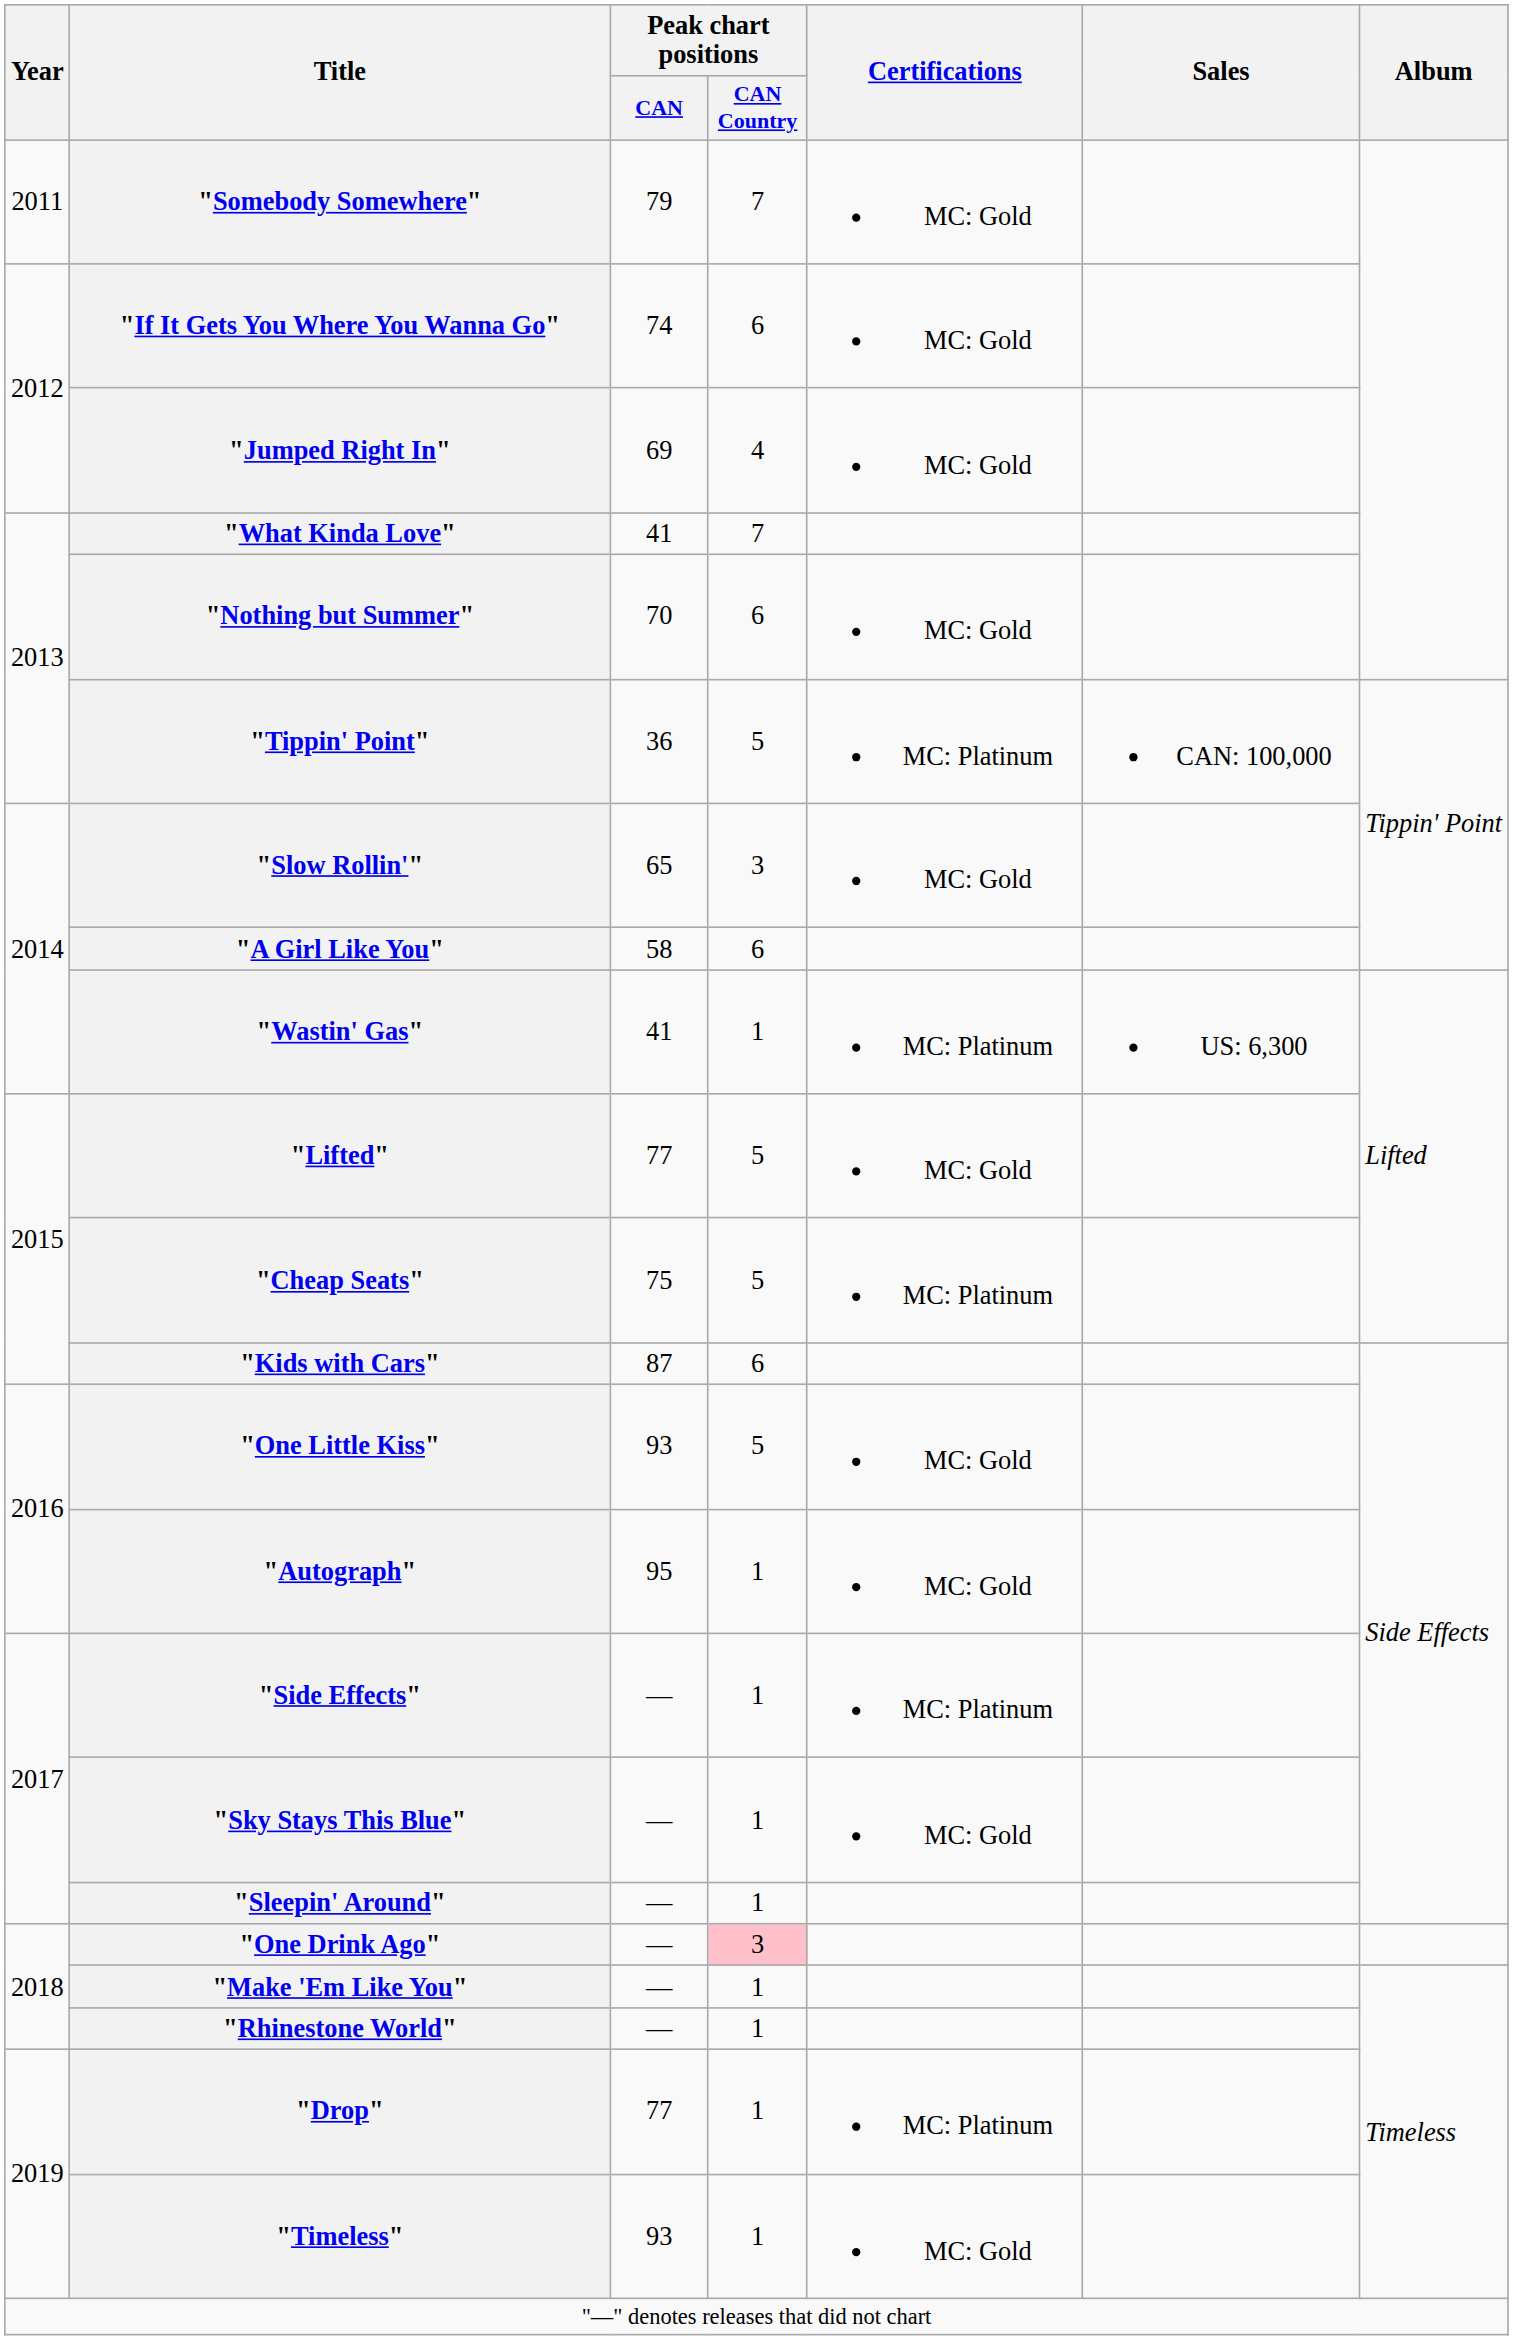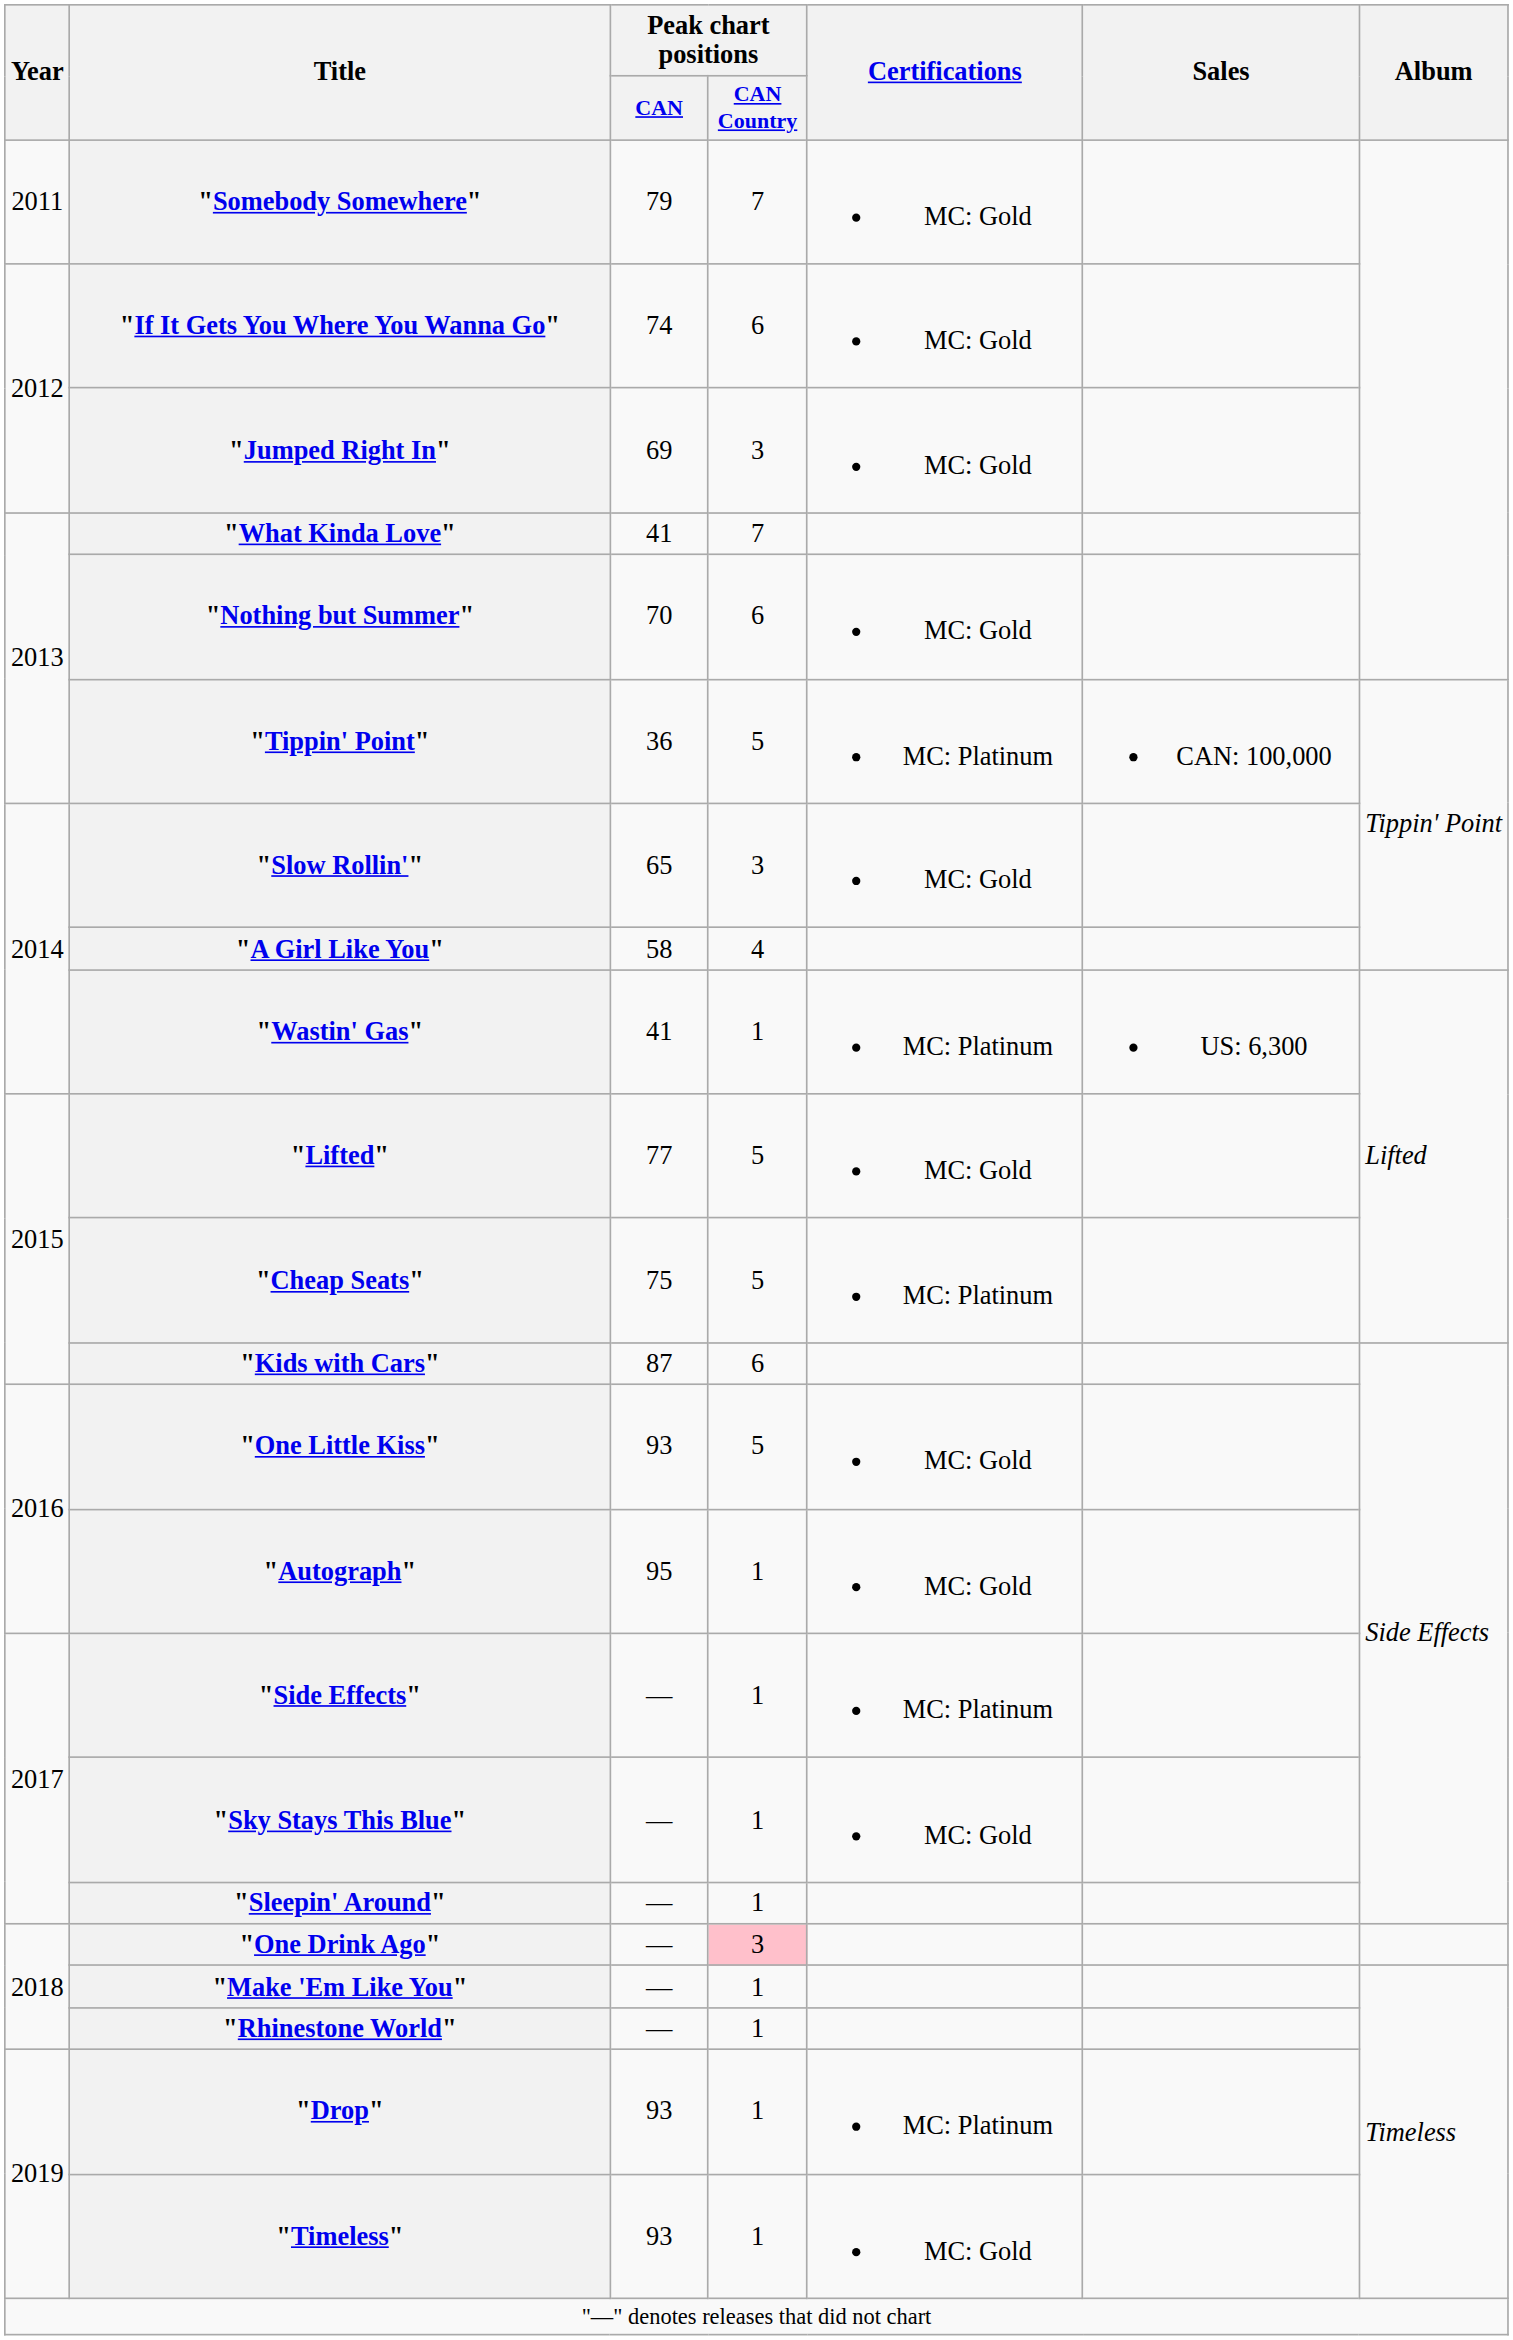(758, 450) 4 -> (758, 450) 3
(758, 948) 6 -> (758, 948) 4
(659, 2111) 77 -> (659, 2111) 93
